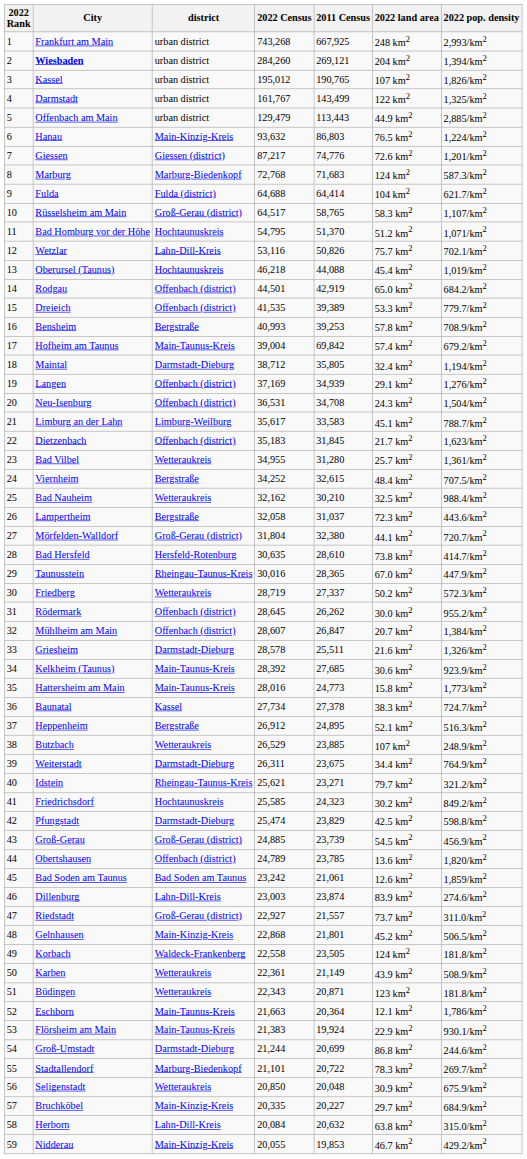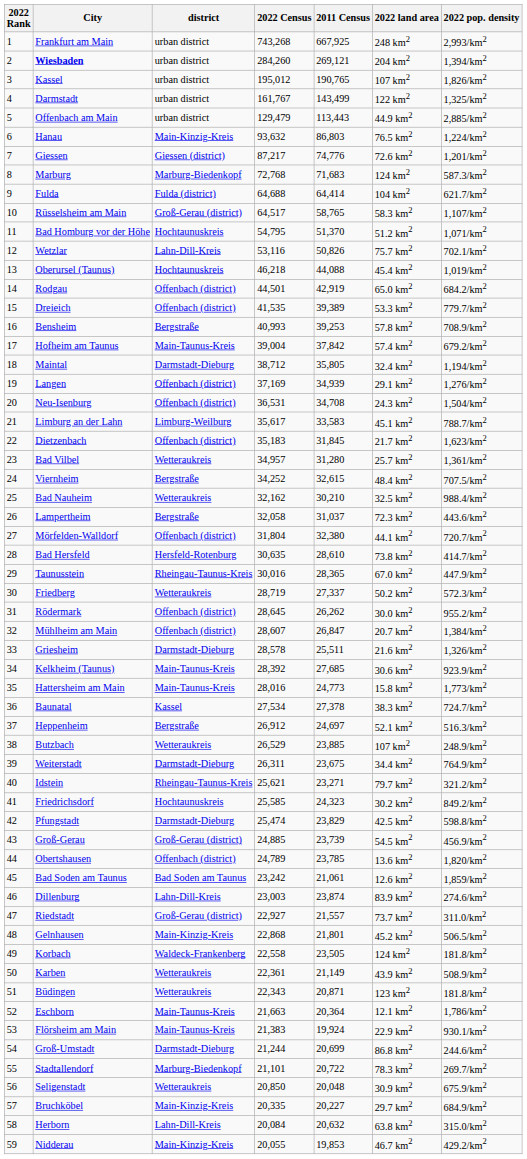(330, 345) 69,842 -> (330, 345) 37,842
(271, 459) 34,955 -> (271, 459) 34,957
(198, 536) Groß-Gerau (district) -> (195, 536) Offenbach (district)
(271, 707) 27,734 -> (271, 707) 27,534
(330, 726) 24,895 -> (330, 726) 24,697
